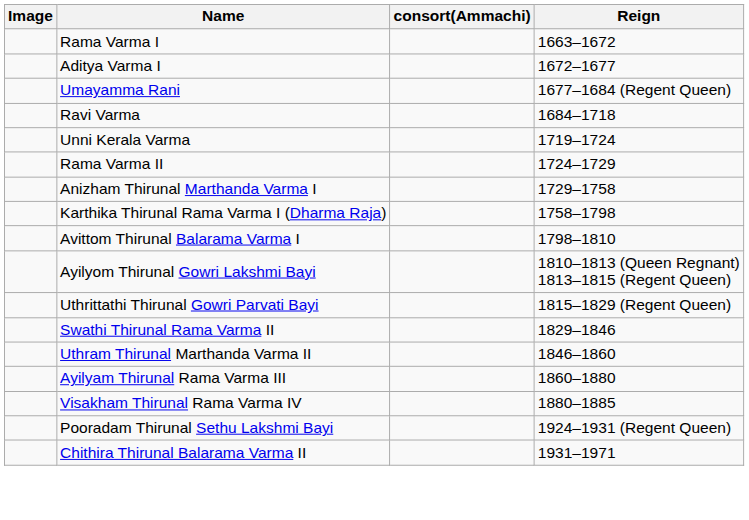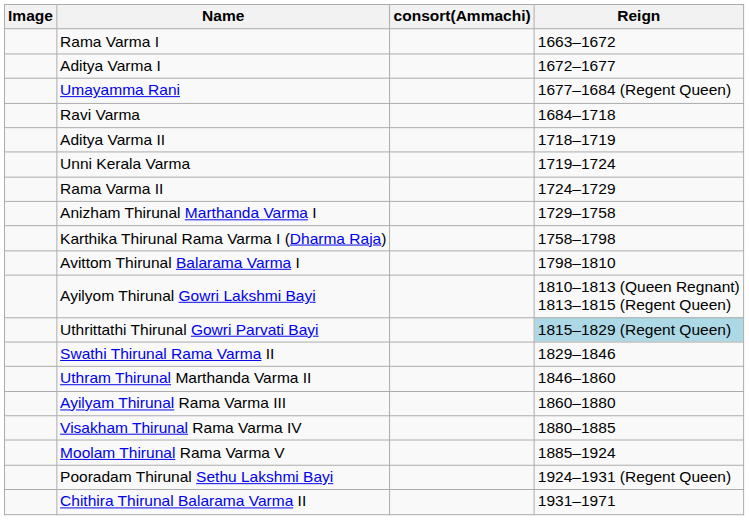+ row: (113, 139)
(634, 305) no background -> (634, 329) lightblue background
+ row: (172, 452)
